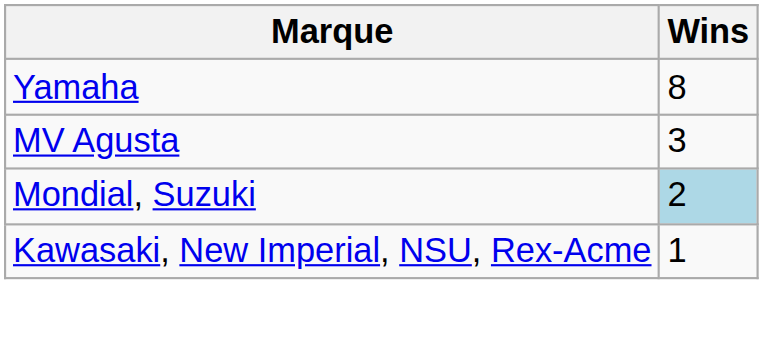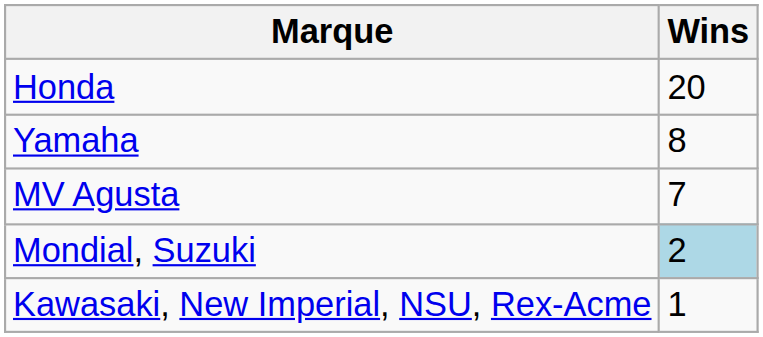+ row: (64, 86)
(677, 140) 3 -> (677, 195) 7
